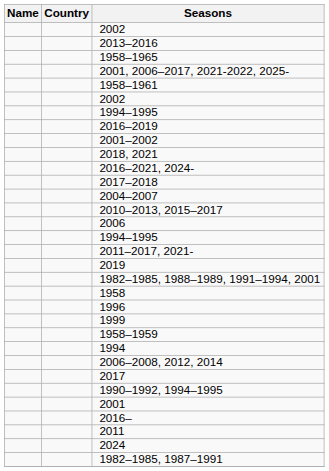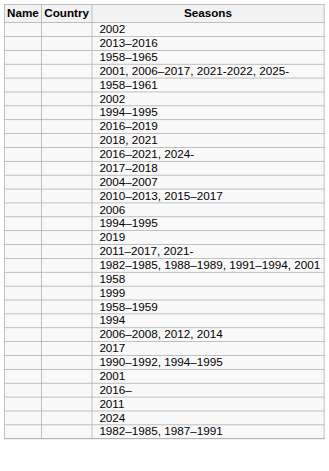- row: (23, 141)
rows swapped: (23, 266) <-> (23, 252)
- row: (23, 307)
